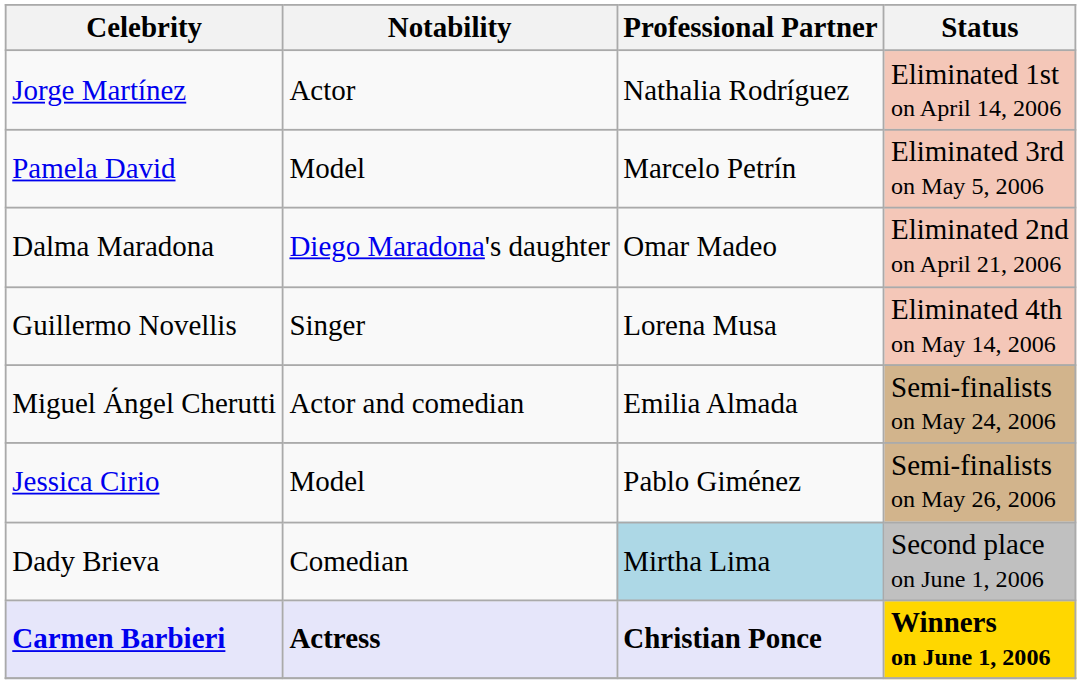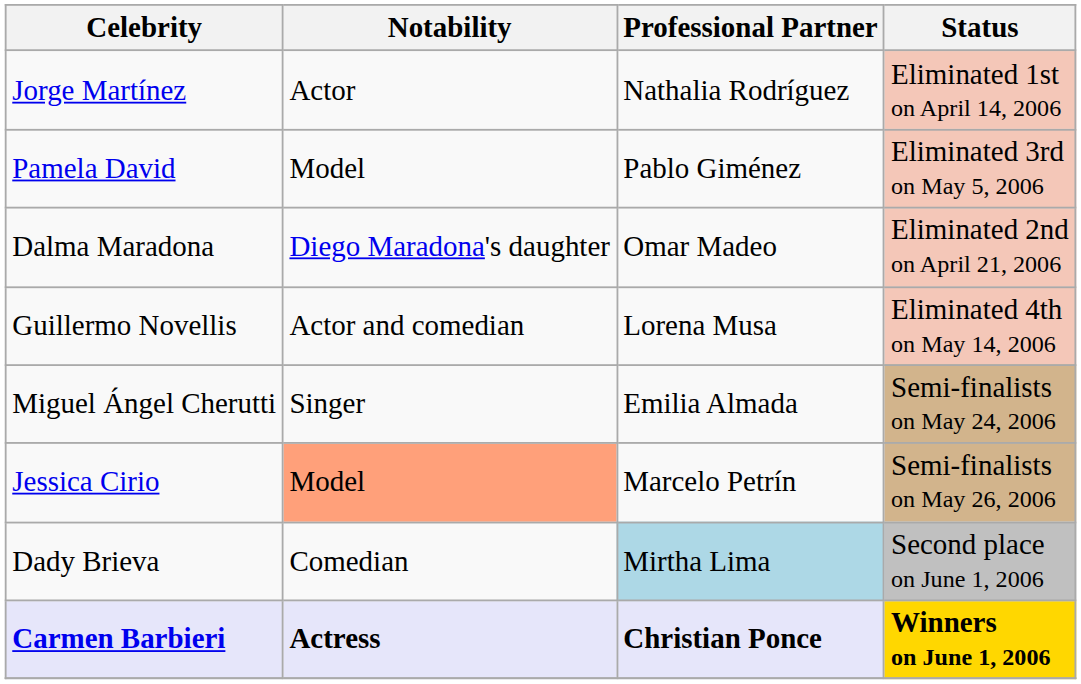(710, 168) Marcelo Petrín -> (712, 168) Pablo Giménez
(327, 325) Singer -> (407, 325) Actor and comedian
(407, 403) Actor and comedian -> (327, 403) Singer
(327, 482) no background -> (327, 482) lightsalmon background
(712, 482) Pablo Giménez -> (710, 482) Marcelo Petrín
